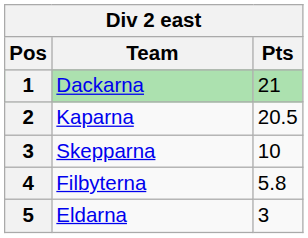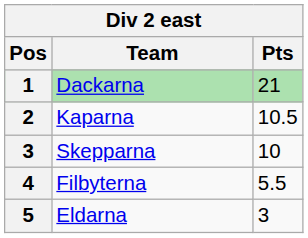(278, 118) 20.5 -> (278, 118) 10.5
(272, 183) 5.8 -> (272, 183) 5.5
